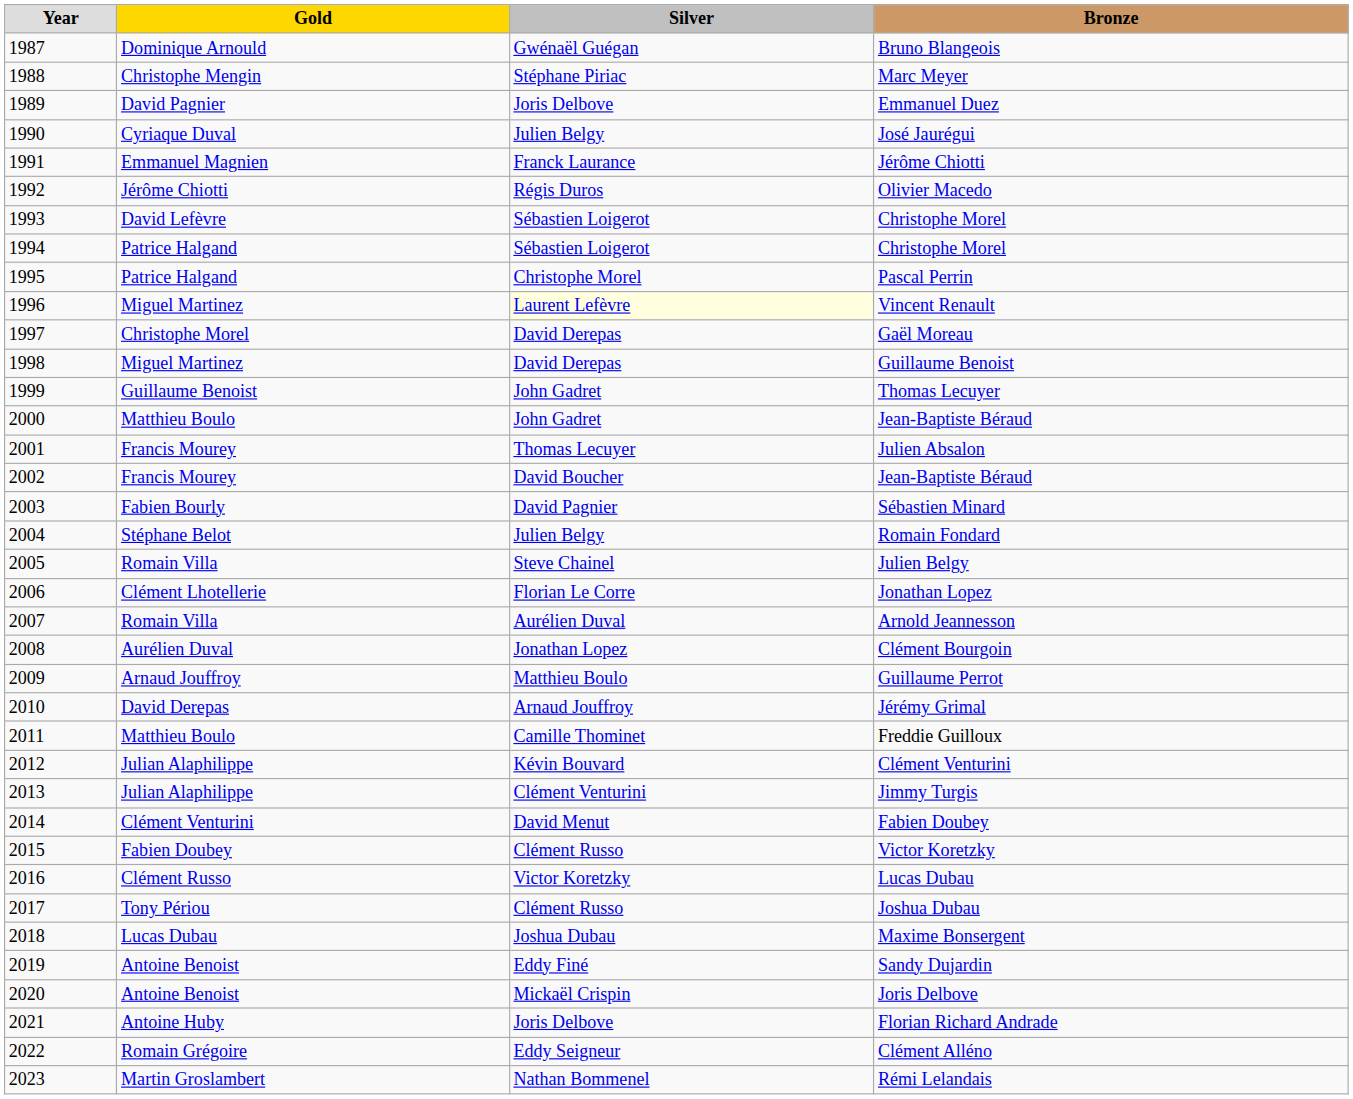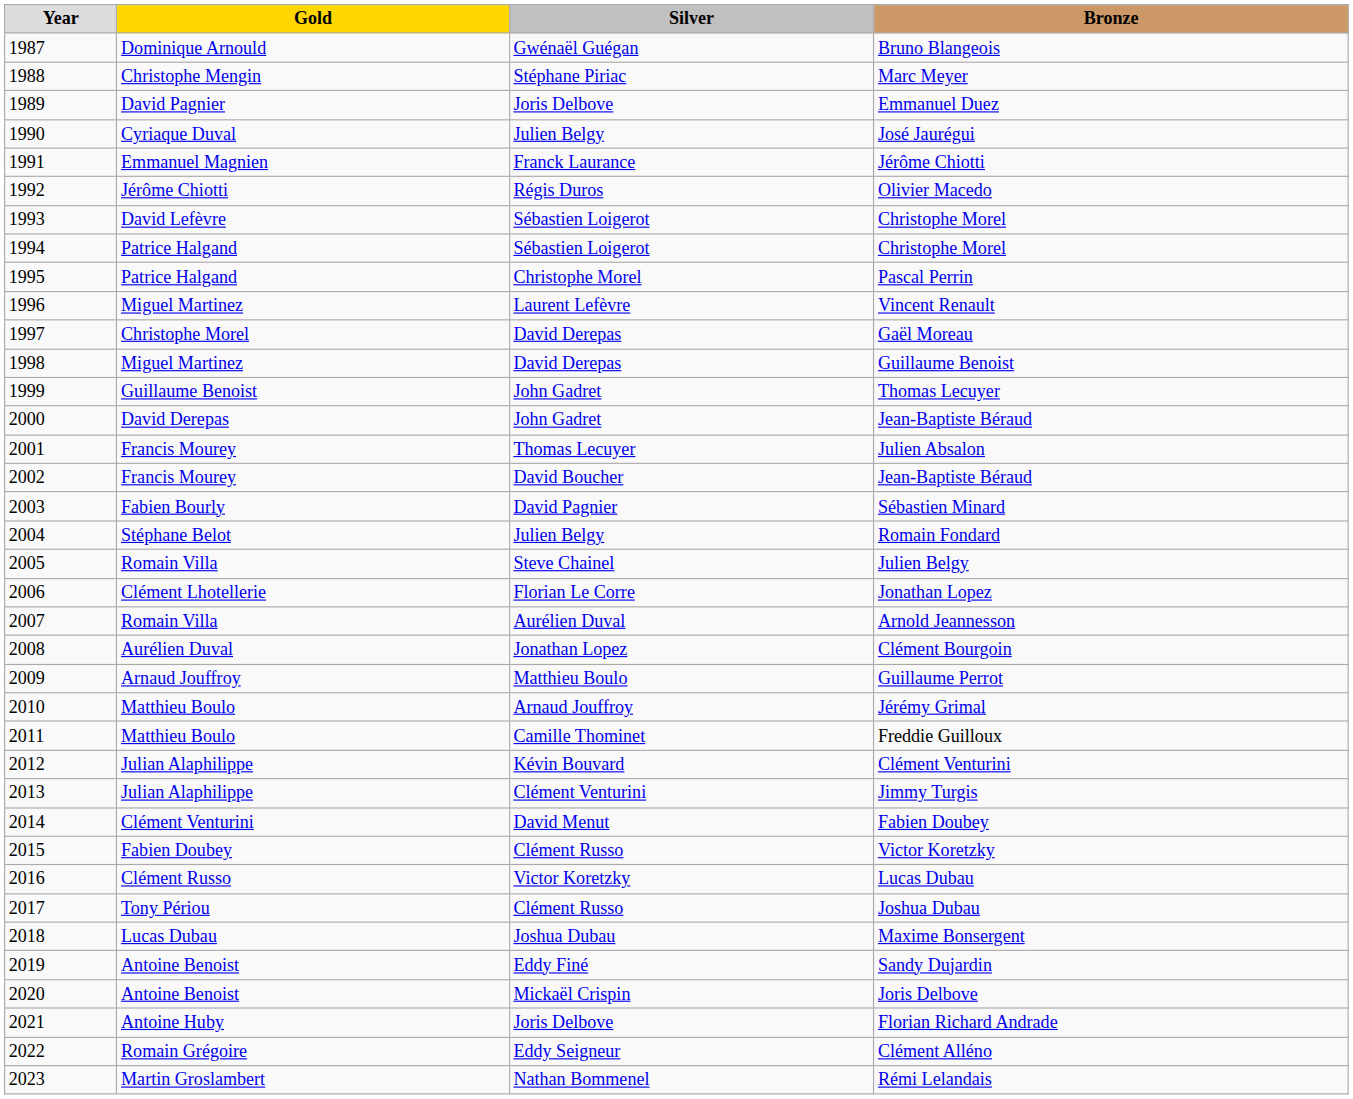(572, 305) lightyellow background -> (572, 305) no background
(178, 420) Matthieu Boulo -> (175, 420) David Derepas
(175, 707) David Derepas -> (178, 707) Matthieu Boulo
